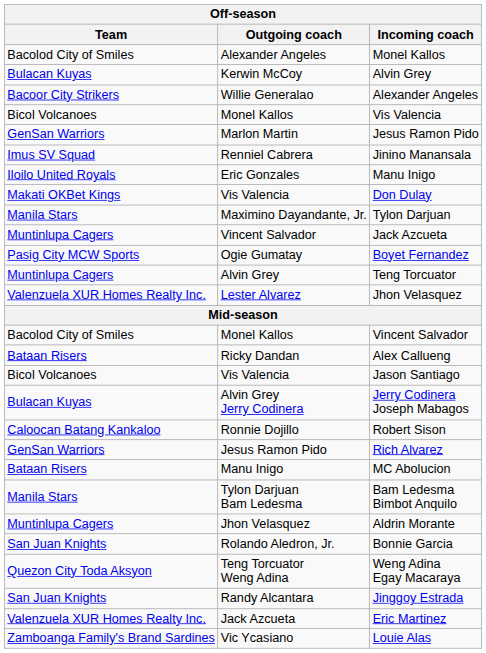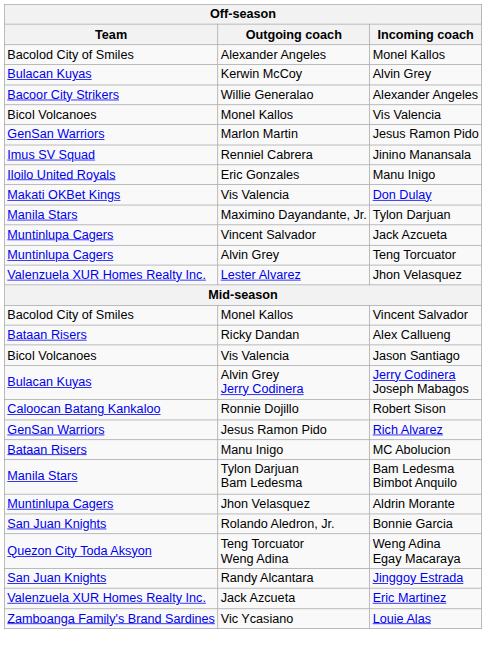- row: (421, 255)
